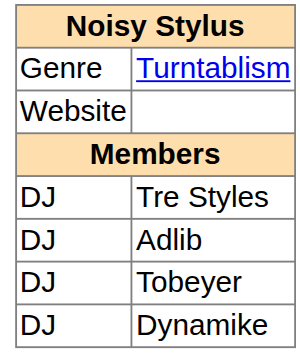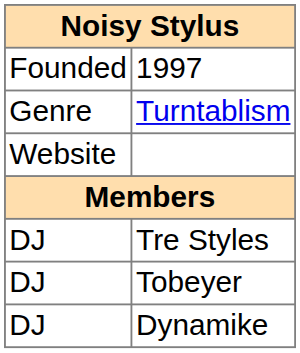+ row: (169, 68)
- row: (169, 239)
